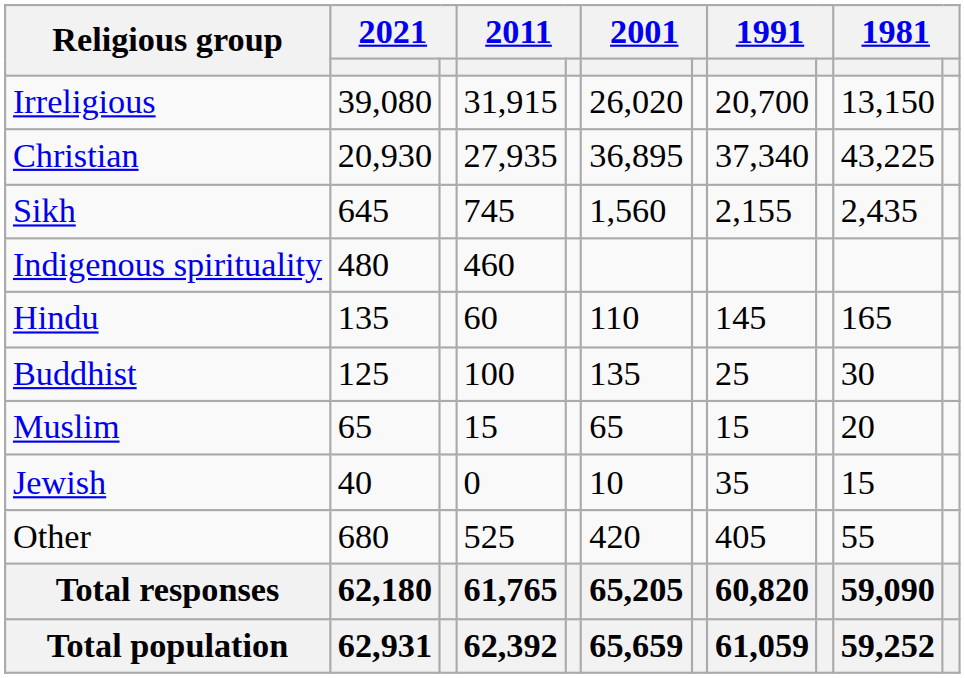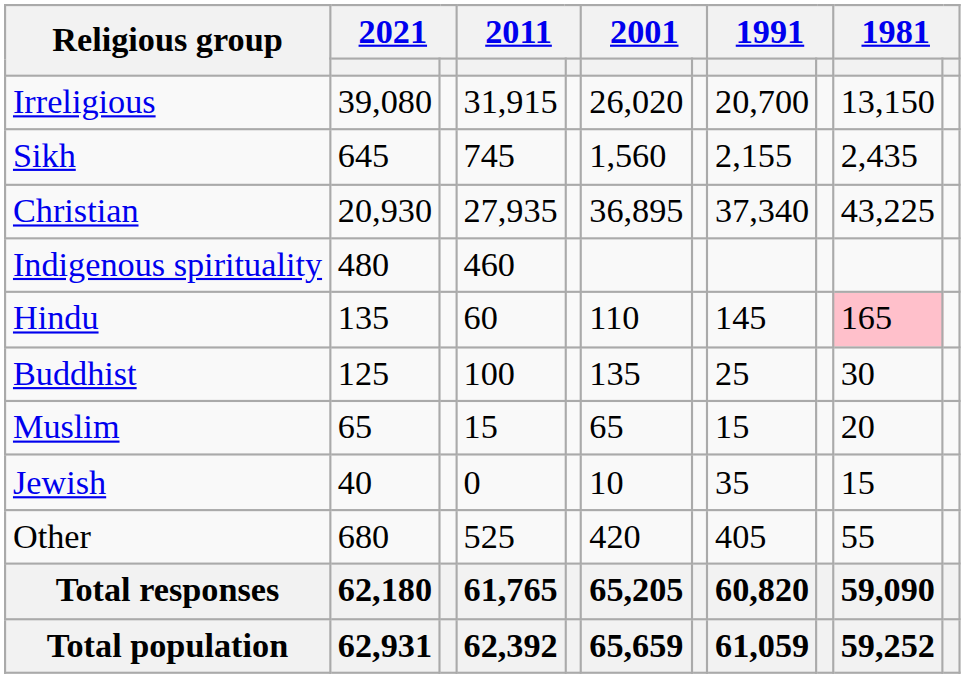rows swapped: (76, 156) <-> (44, 210)
(866, 318) no background -> (866, 318) pink background
